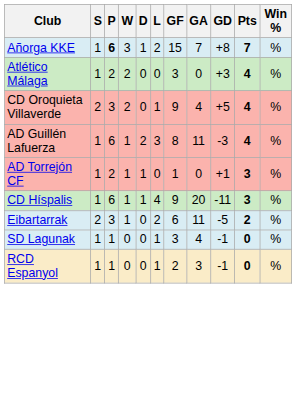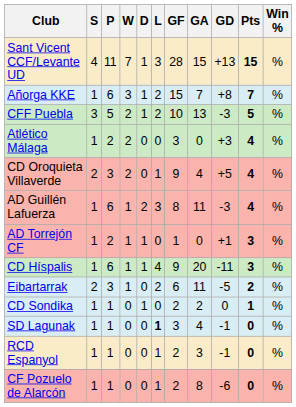+ row: (44, 61)
(112, 47) bold -> (110, 94) normal
+ row: (40, 114)
+ row: (40, 306)
(157, 239) normal -> (158, 326) bold
+ row: (39, 386)
